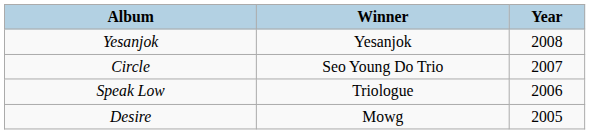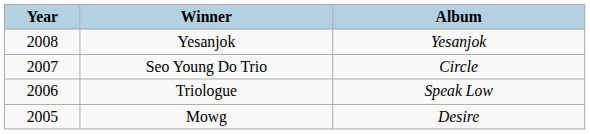columns swapped: (547, 16) <-> (131, 16)
